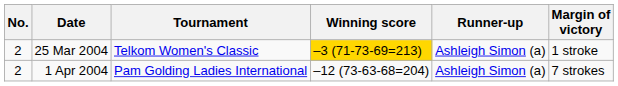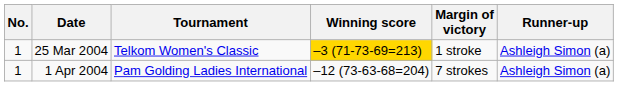columns swapped: (581, 22) <-> (490, 22)
(18, 50) 2 -> (18, 50) 1
(18, 71) 2 -> (18, 71) 1
